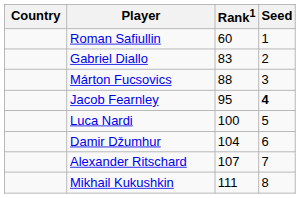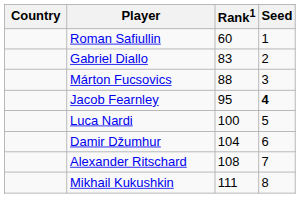(229, 162) 107 -> (229, 162) 108
